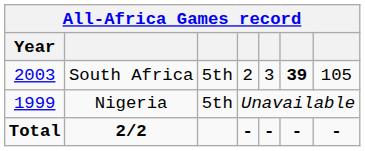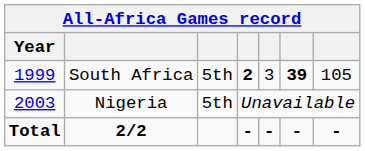(35, 75) 2003 -> (35, 75) 1999
(248, 75) normal -> (248, 75) bold
(35, 103) 1999 -> (35, 103) 2003
